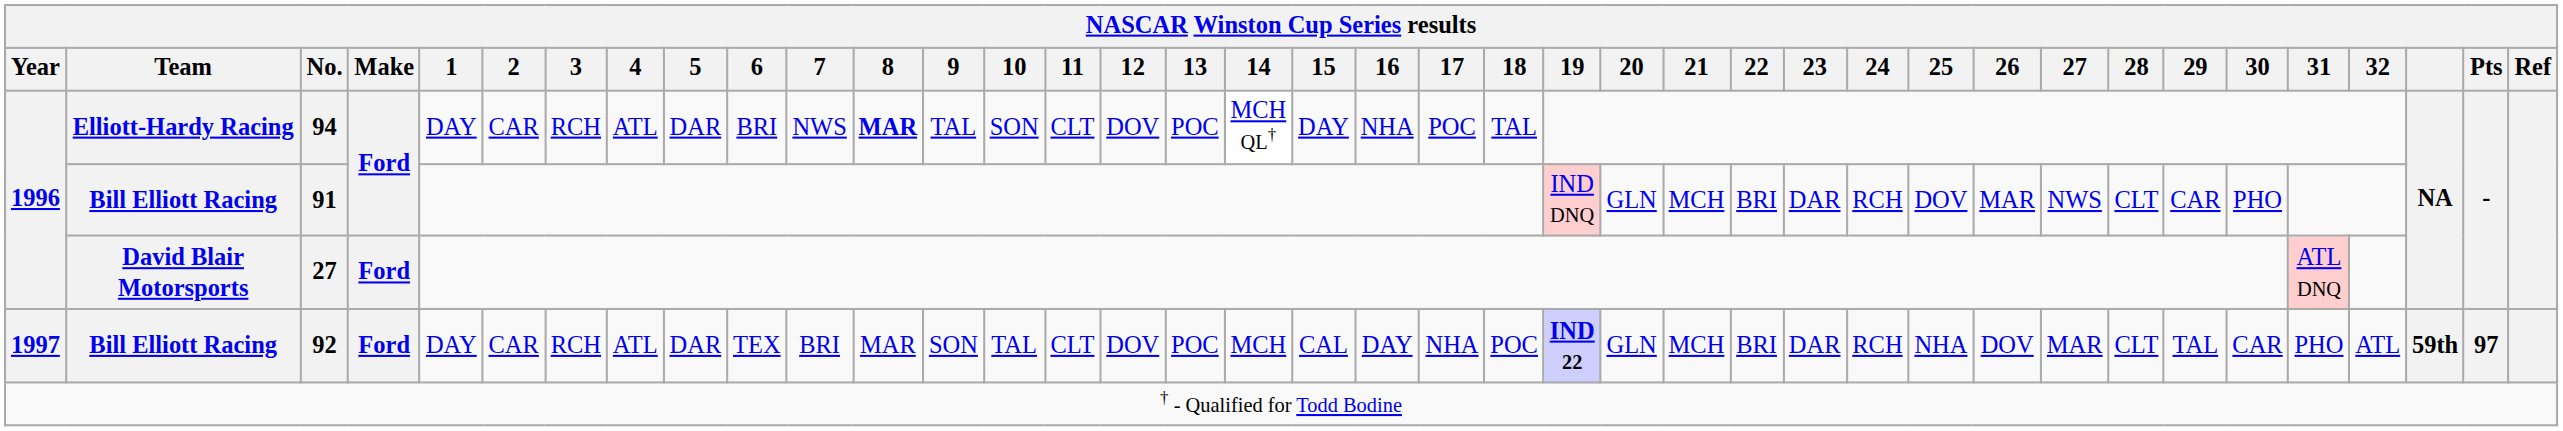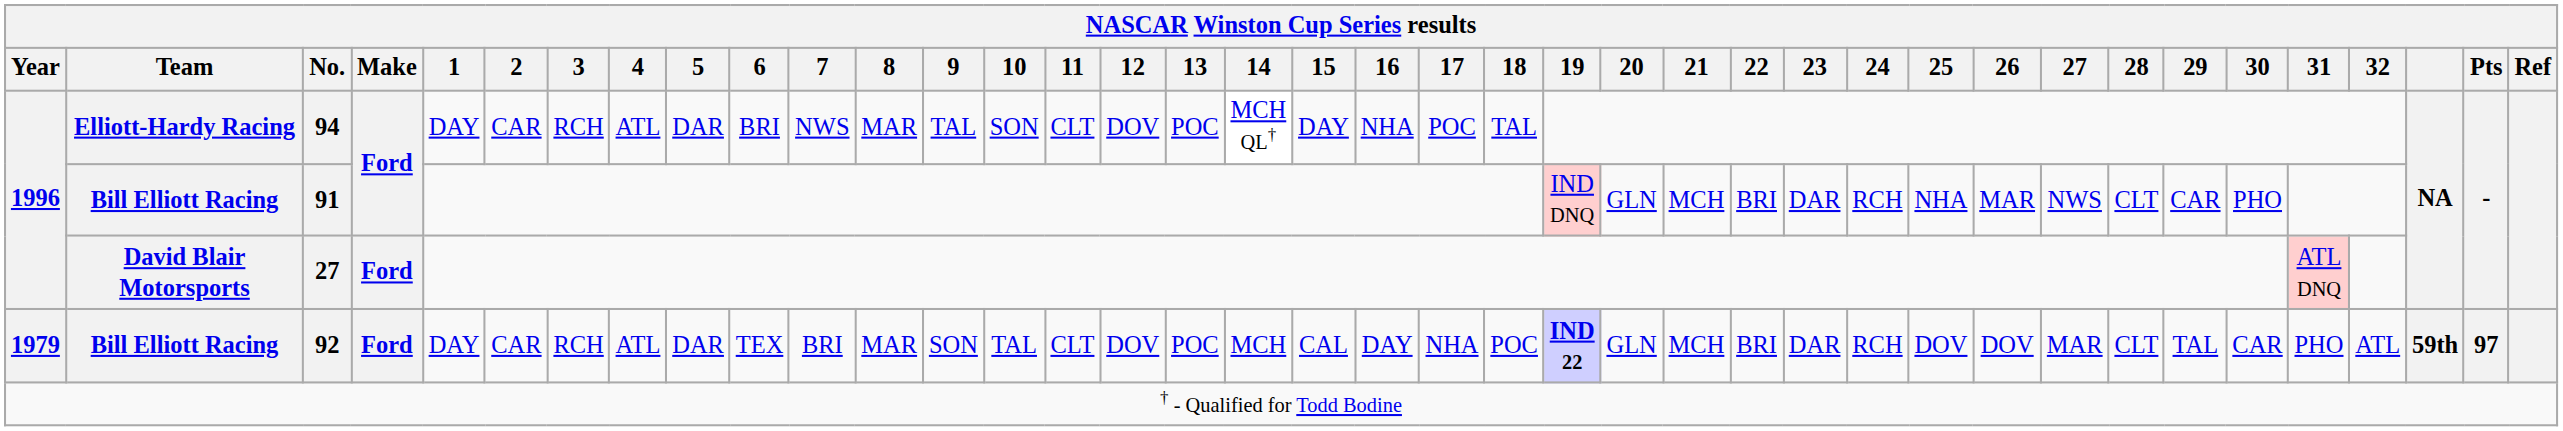(888, 126) bold -> (889, 126) normal
(1941, 199) DOV -> (1941, 199) NHA
(35, 345) 1997 -> (35, 345) 1979
(1941, 345) NHA -> (1941, 345) DOV
